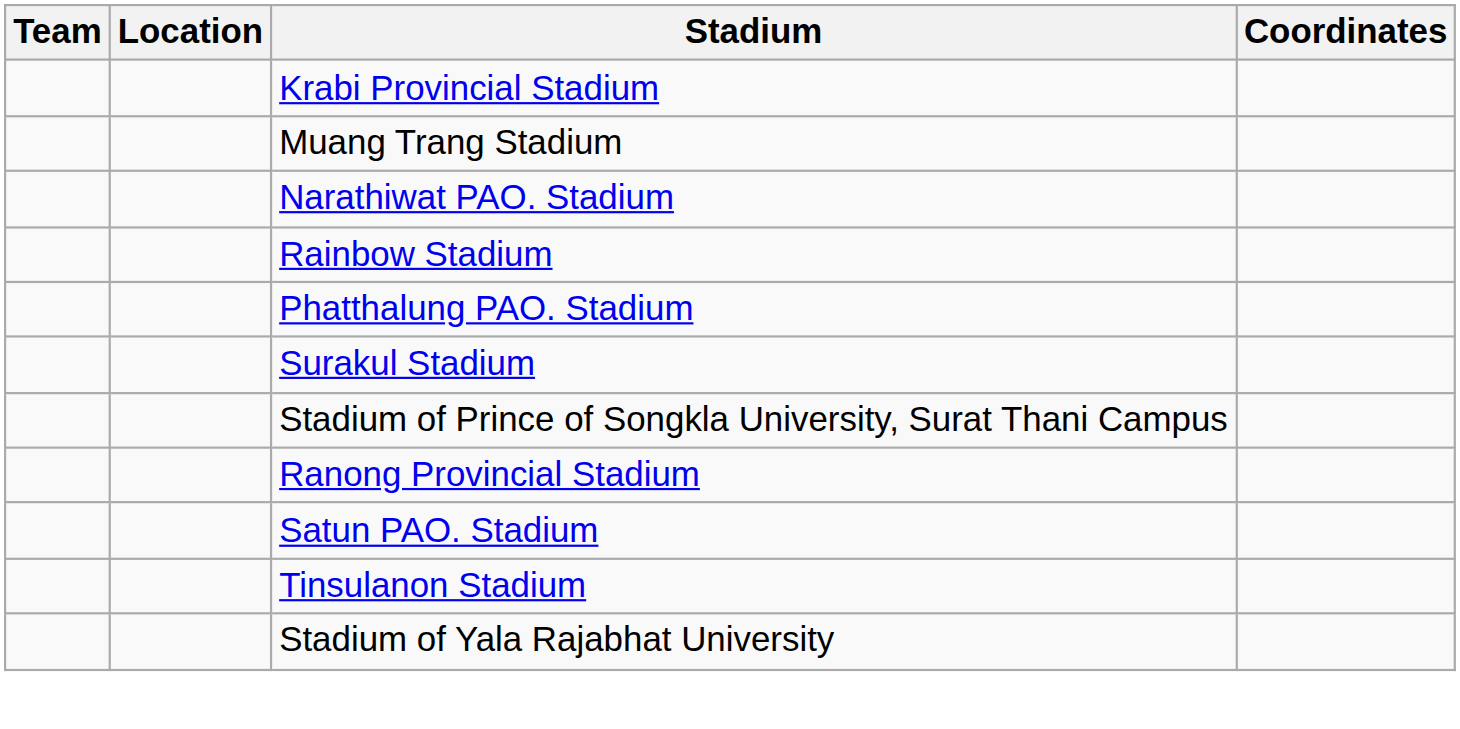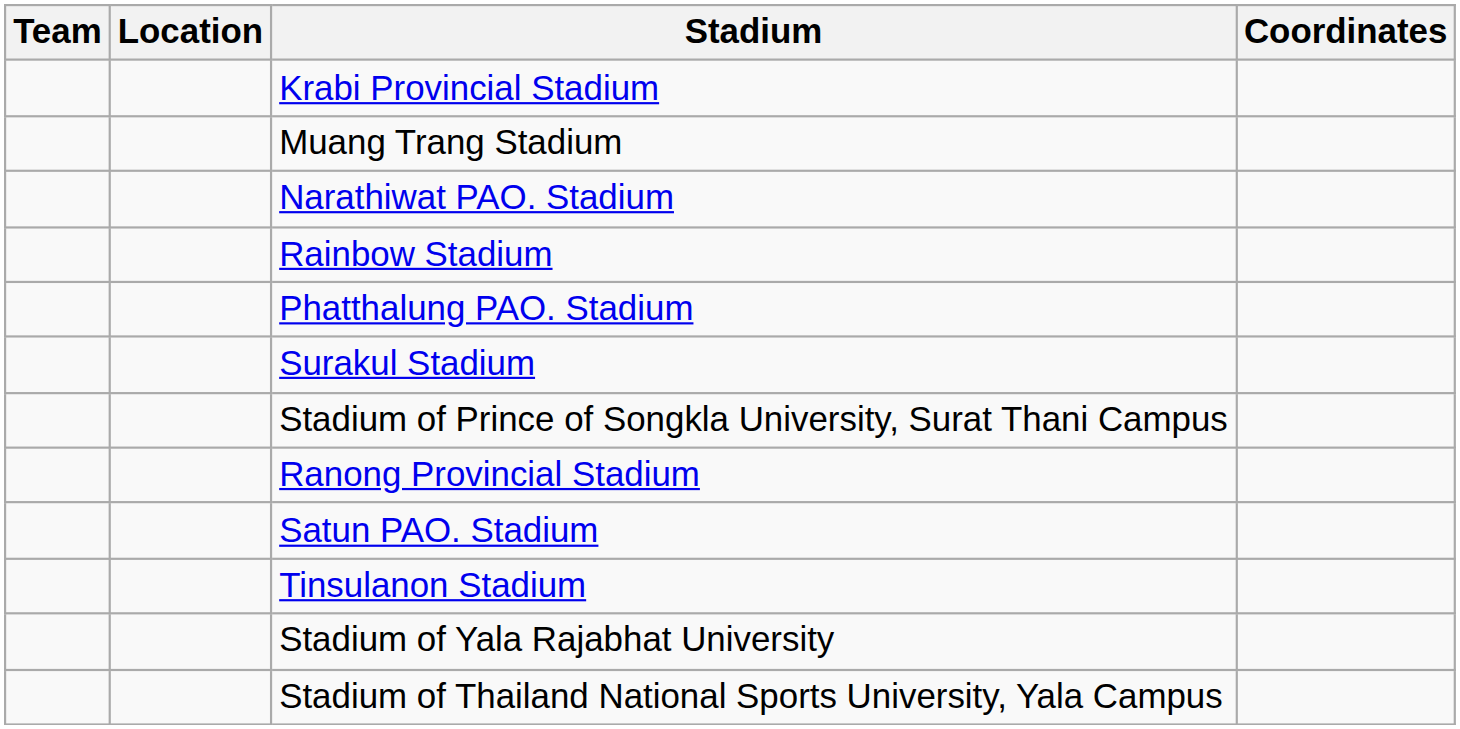+ row: (751, 695)
